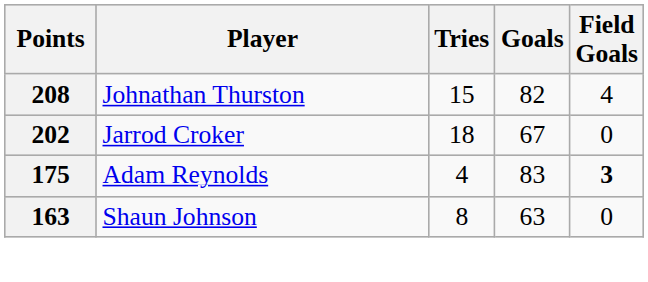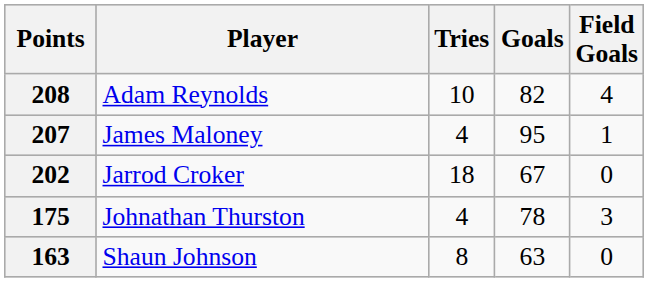(204, 94) Johnathan Thurston -> (185, 94) Adam Reynolds
(462, 94) 15 -> (462, 94) 10
+ row: (51, 134)
(185, 175) Adam Reynolds -> (204, 216) Johnathan Thurston
(532, 175) 83 -> (532, 216) 78
(607, 175) bold -> (607, 216) normal
